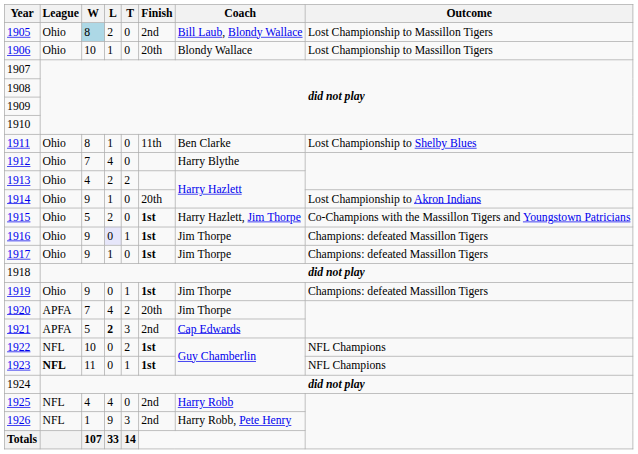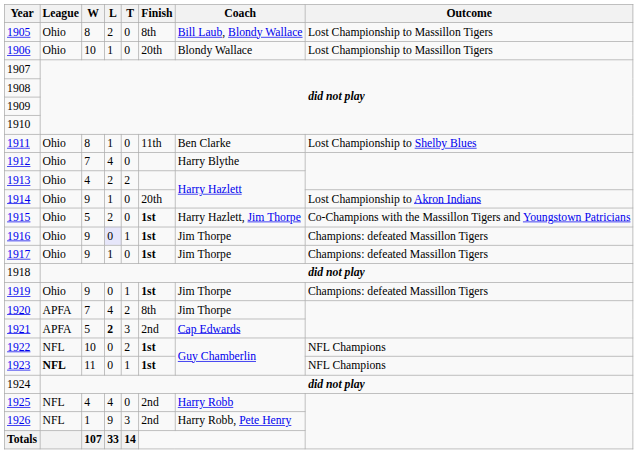(87, 32) lightblue background -> (87, 32) no background
(150, 32) 2nd -> (149, 32) 8th
(152, 310) 20th -> (149, 310) 8th
